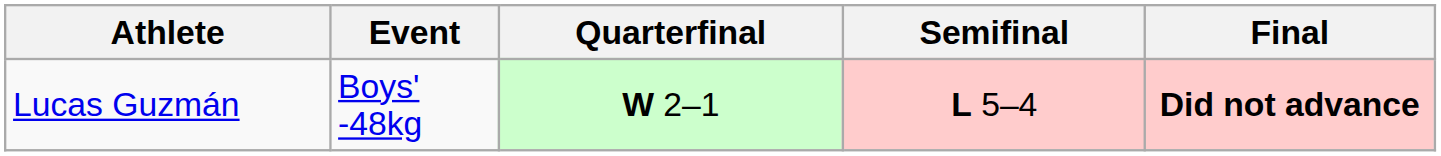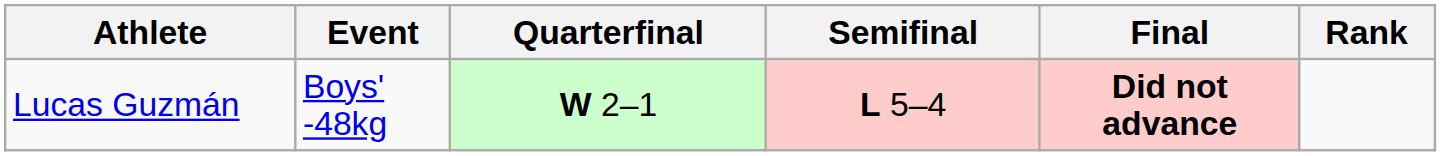+ column: (1367, 32)
